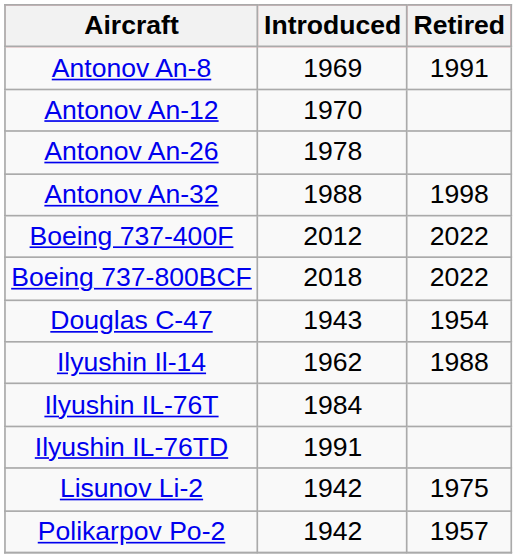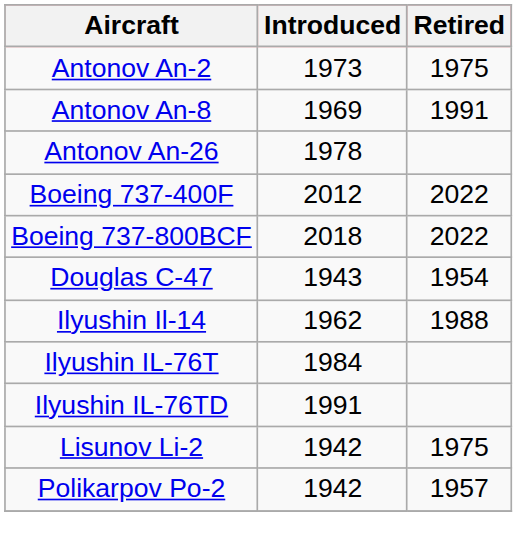+ row: (132, 67)
- row: (131, 109)
- row: (131, 194)
